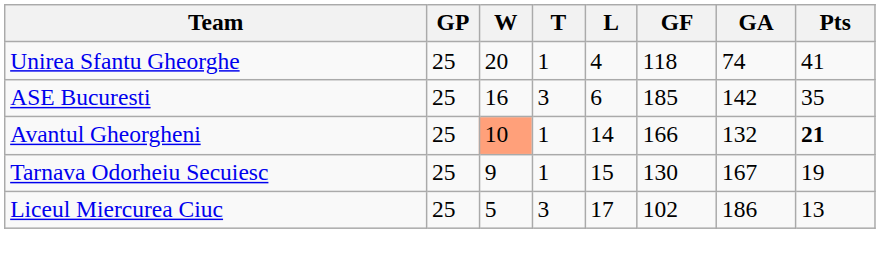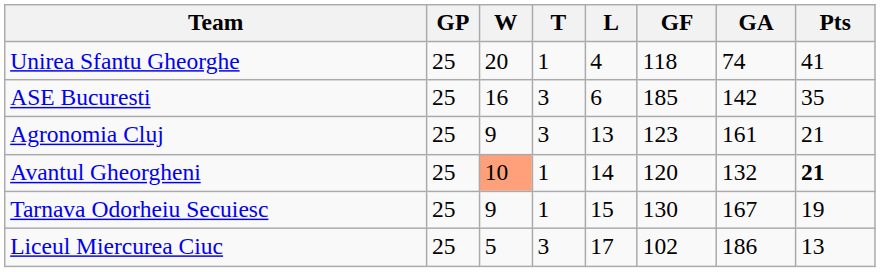+ row: (87, 135)
(660, 135) 166 -> (660, 172) 120
